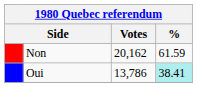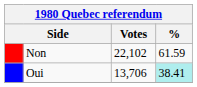(130, 53) 20,162 -> (130, 53) 22,102
(130, 73) 13,786 -> (130, 73) 13,706
